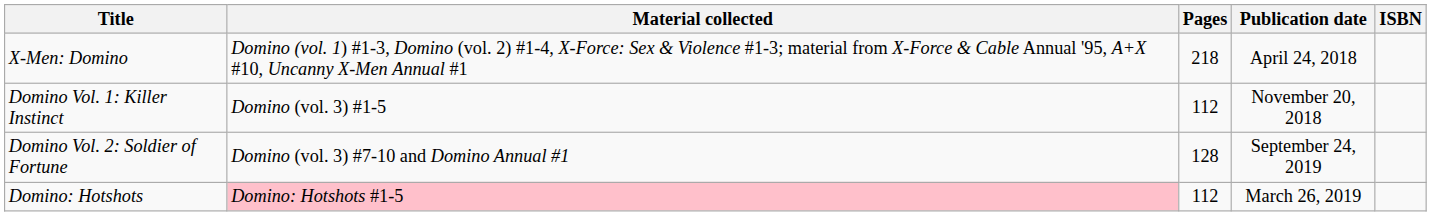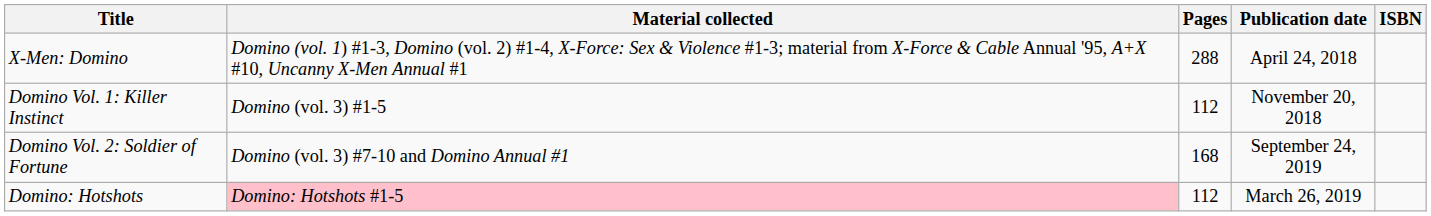(1205, 58) 218 -> (1205, 58) 288
(1205, 157) 128 -> (1205, 157) 168
